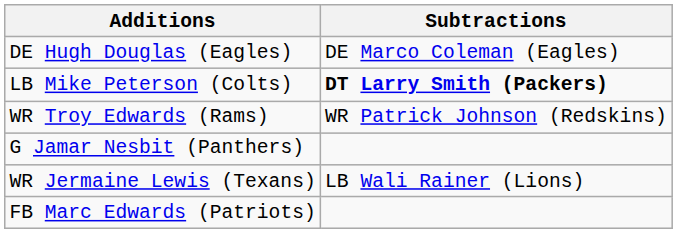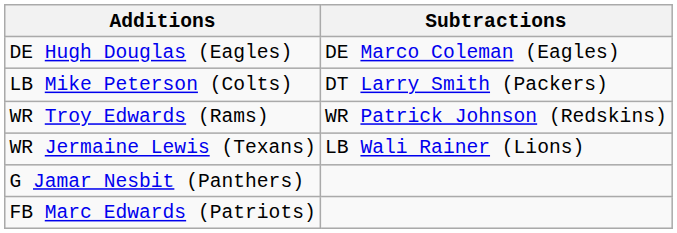(466, 85) bold -> (466, 85) normal
rows swapped: (163, 181) <-> (157, 149)
